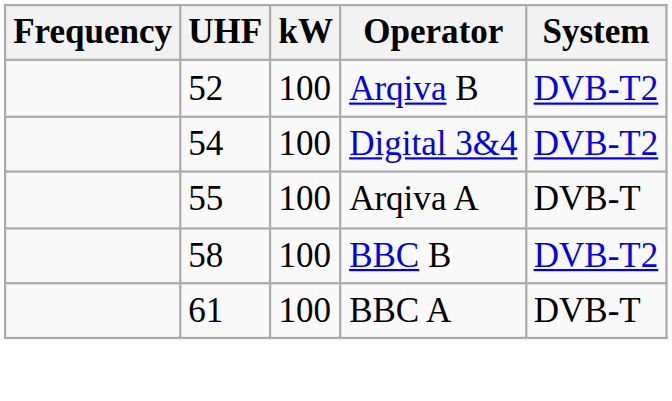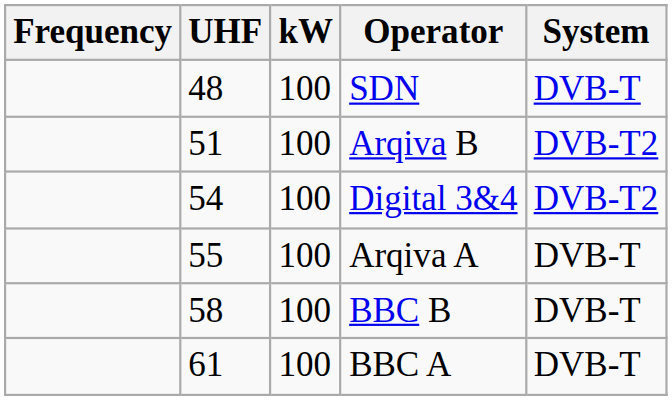+ row: (384, 87)
(206, 87) 52 -> (206, 143) 51
(596, 254) DVB-T2 -> (587, 310) DVB-T
